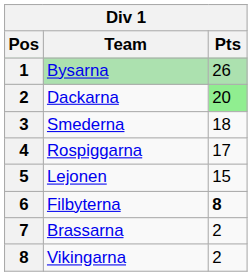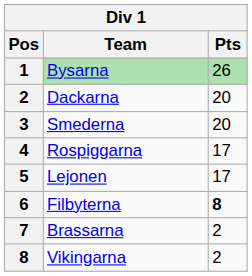(222, 97) lightgreen background -> (222, 97) no background
(222, 124) 18 -> (222, 124) 20
(222, 177) 15 -> (222, 177) 17
